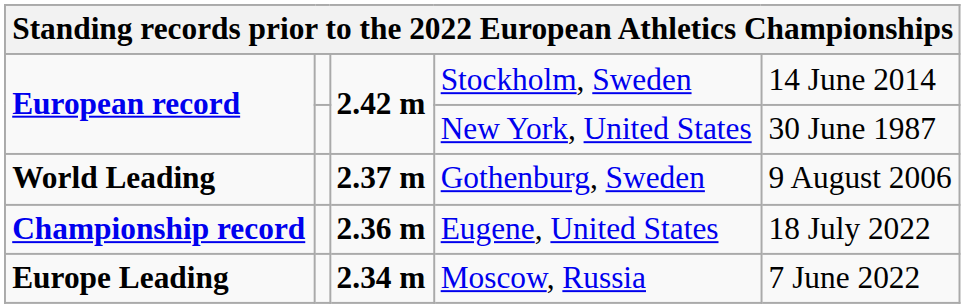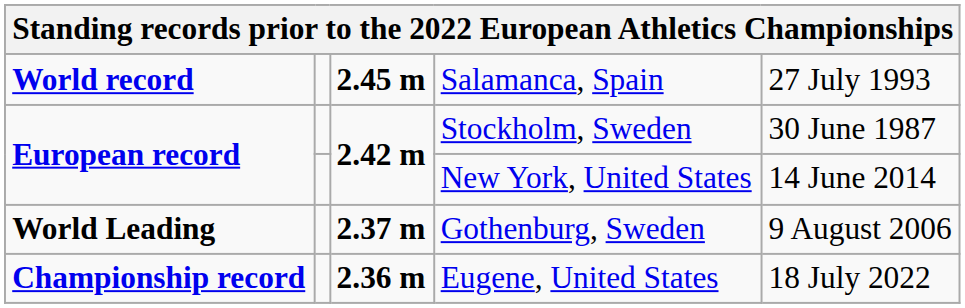+ row: (552, 79)
(852, 79) 14 June 2014 -> (852, 128) 30 June 1987
(852, 128) 30 June 1987 -> (852, 178) 14 June 2014
- row: (543, 278)
